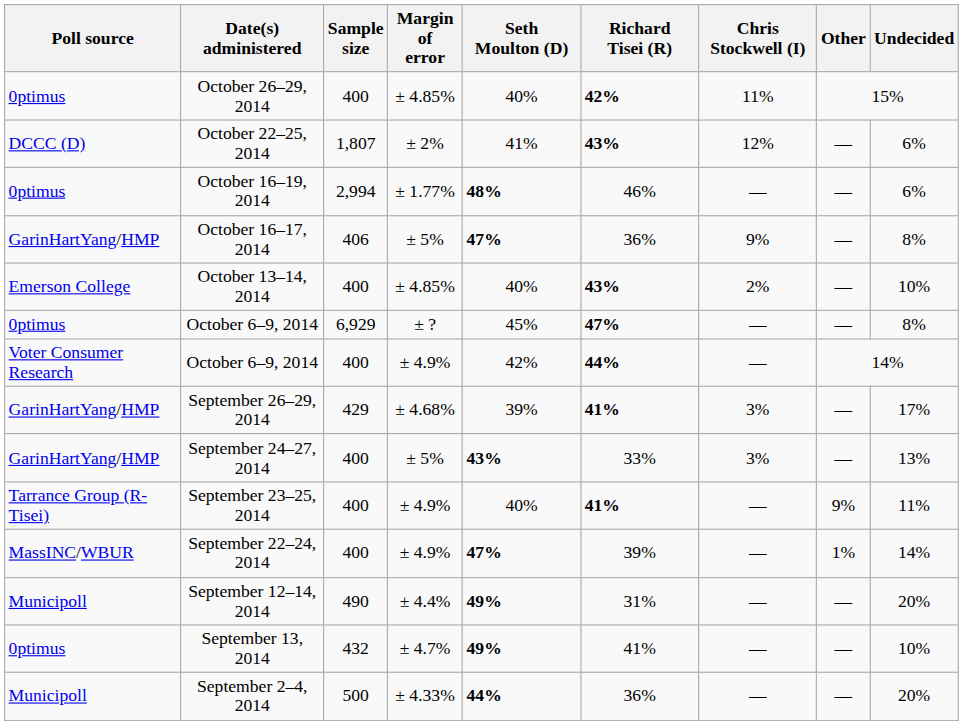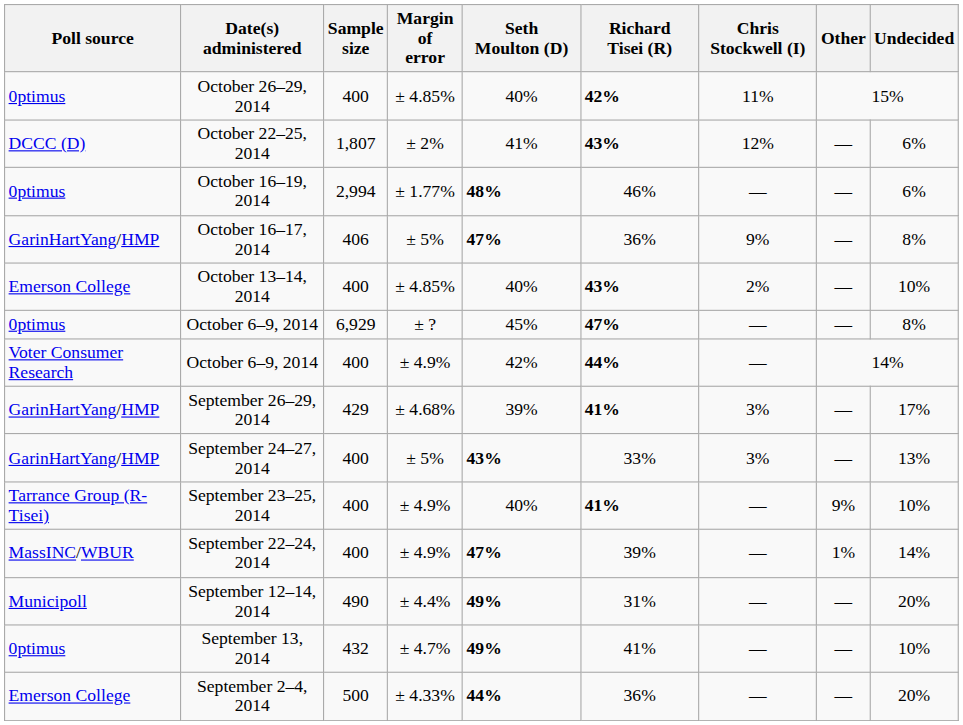(914, 505) 11% -> (914, 505) 10%
(48, 696) Municipoll -> (69, 696) Emerson College
